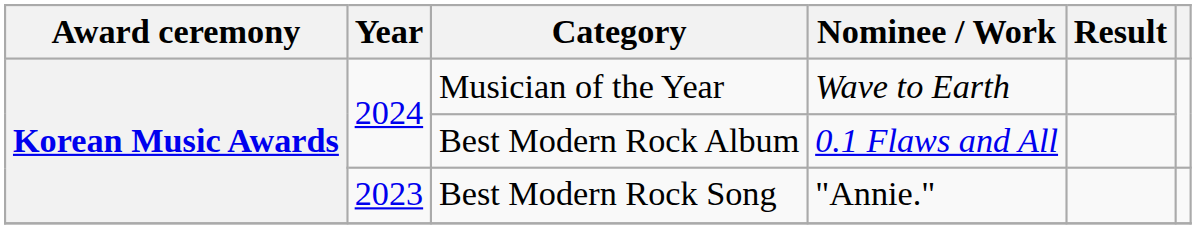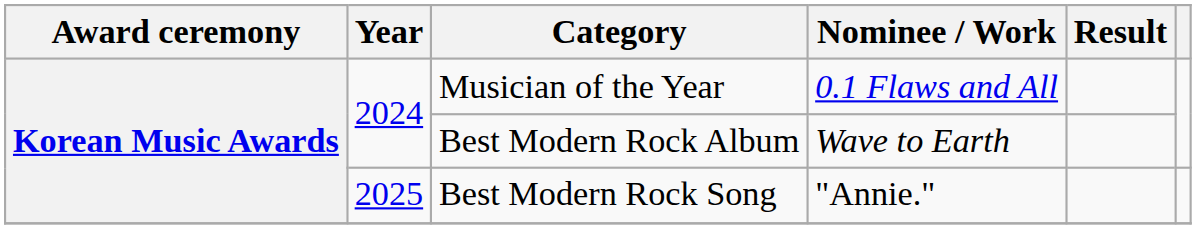(912, 85) Wave to Earth -> (937, 85) 0.1 Flaws and All
(937, 140) 0.1 Flaws and All -> (912, 140) Wave to Earth
(389, 194) 2023 -> (389, 194) 2025
